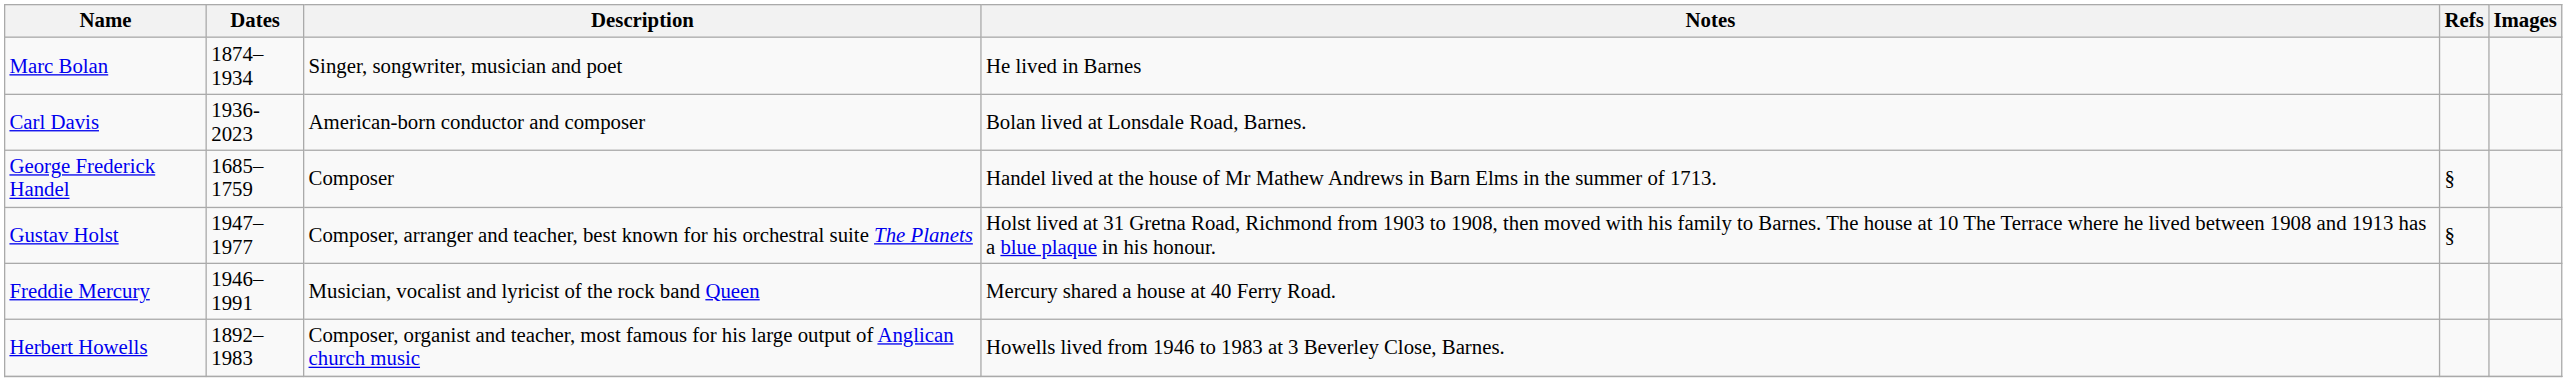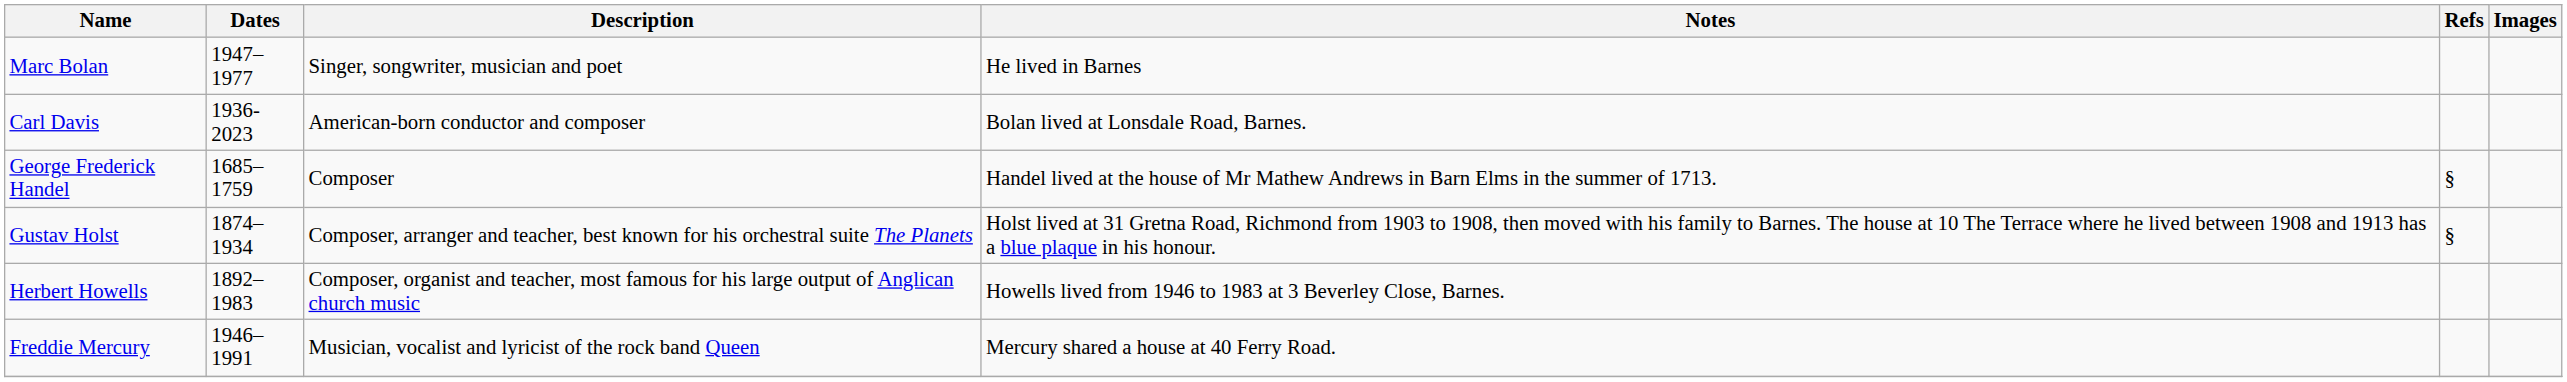(237, 65) 1874–1934 -> (237, 65) 1947–1977
(237, 234) 1947–1977 -> (237, 234) 1874–1934
rows swapped: (78, 347) <-> (80, 291)
